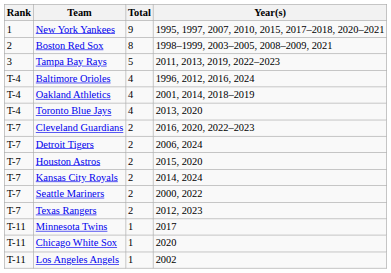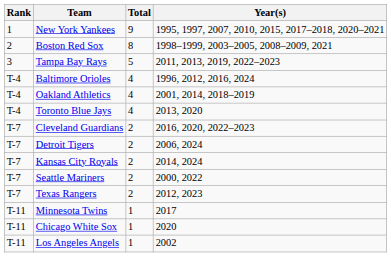- row: (68, 161)
